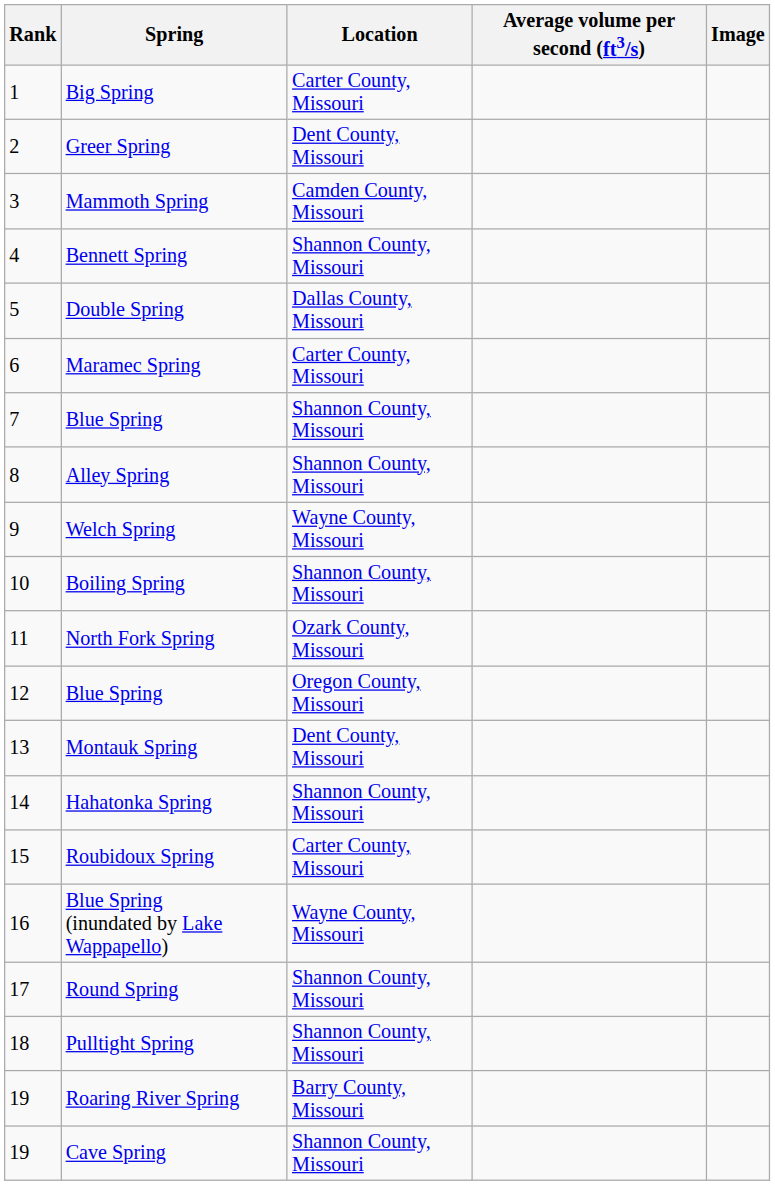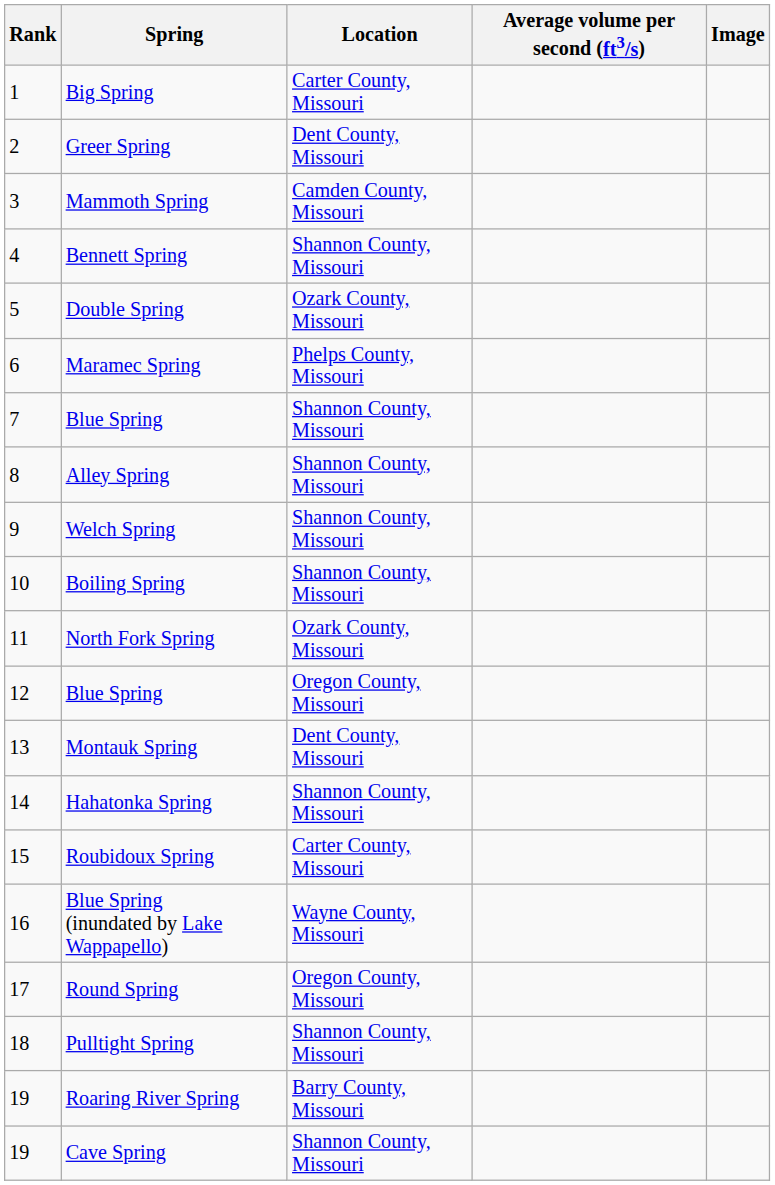(352, 310) Dallas County, Missouri -> (351, 310) Ozark County, Missouri
(351, 365) Carter County, Missouri -> (353, 365) Phelps County, Missouri
(354, 529) Wayne County, Missouri -> (361, 529) Shannon County, Missouri
(361, 989) Shannon County, Missouri -> (356, 989) Oregon County, Missouri
